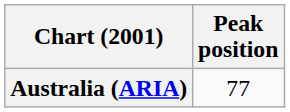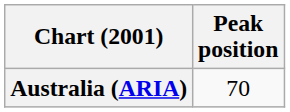(238, 87) 77 -> (238, 87) 70
